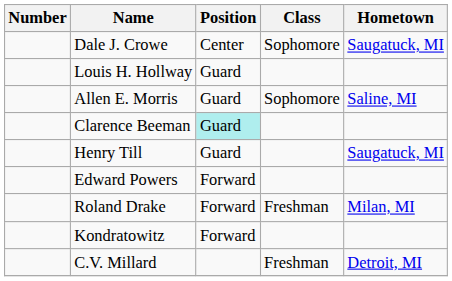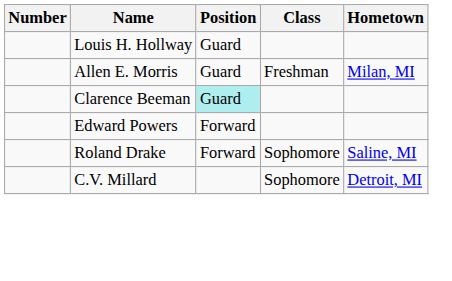- row: (121, 45)
(302, 99) Sophomore -> (296, 72) Freshman
(382, 99) Saline, MI -> (381, 72) Milan, MI
- row: (108, 153)
(296, 207) Freshman -> (302, 153) Sophomore
(381, 207) Milan, MI -> (382, 153) Saline, MI
- row: (119, 234)
(296, 261) Freshman -> (302, 180) Sophomore
